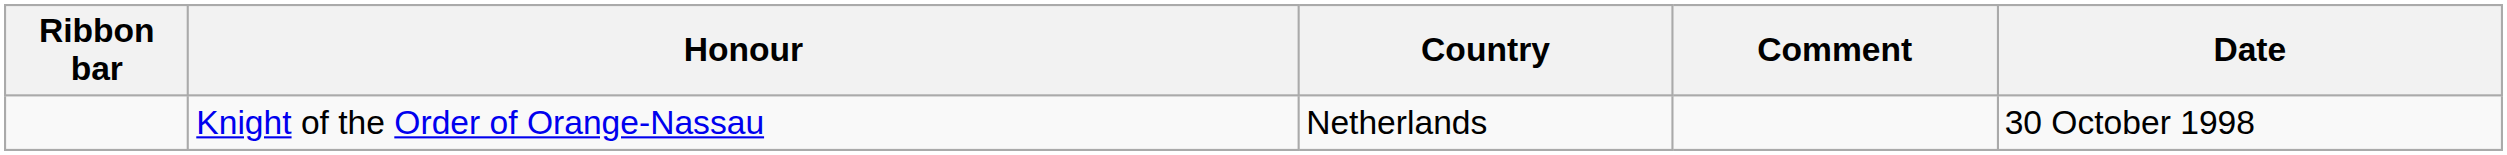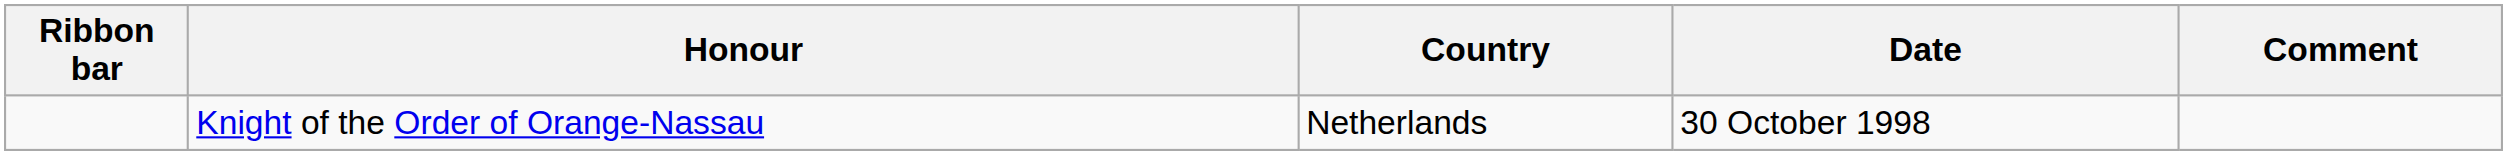columns swapped: (2250, 50) <-> (1835, 50)
